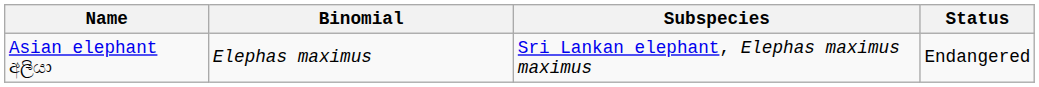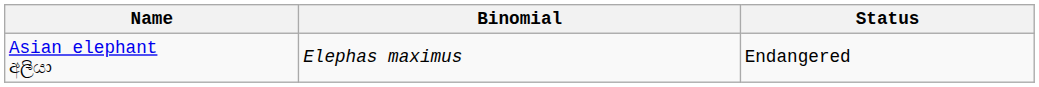- column: (717, 19)
